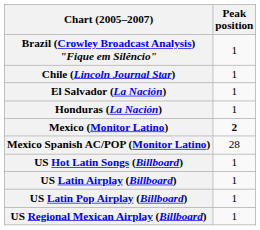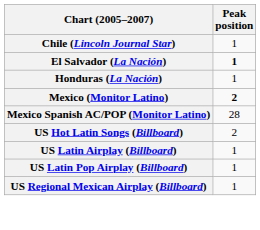- row: (109, 50)
(234, 91) normal -> (234, 61) bold
(234, 162) 1 -> (234, 132) 2
